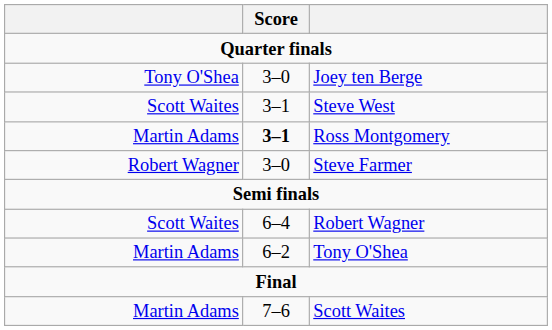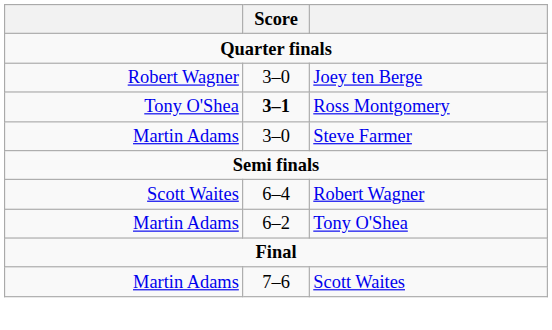(192, 77) Tony O'Shea -> (183, 77) Robert Wagner
- row: (354, 106)
(186, 135) Martin Adams -> (192, 106) Tony O'Shea
(183, 164) Robert Wagner -> (186, 135) Martin Adams
